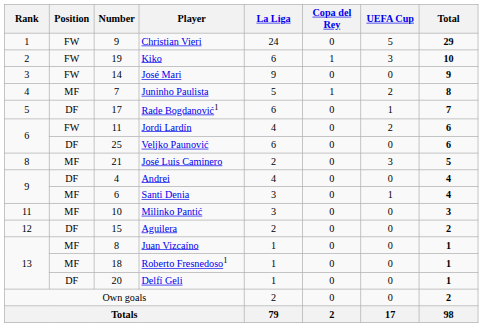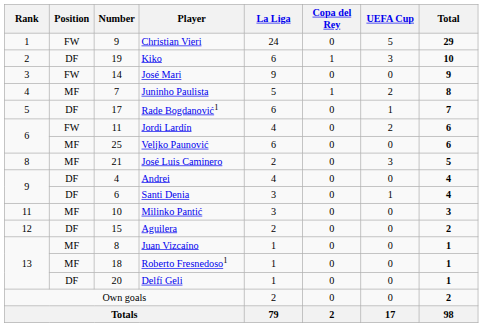(72, 58) FW -> (72, 58) DF
(72, 144) DF -> (72, 144) MF
(72, 195) MF -> (72, 195) DF
